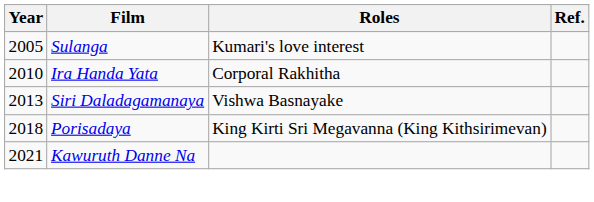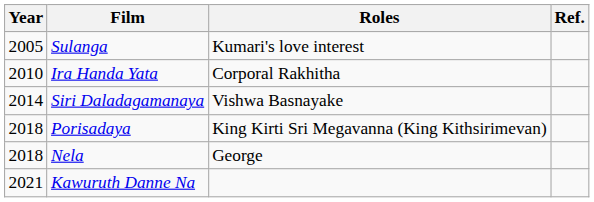(26, 100) 2013 -> (26, 100) 2014
+ row: (67, 155)
